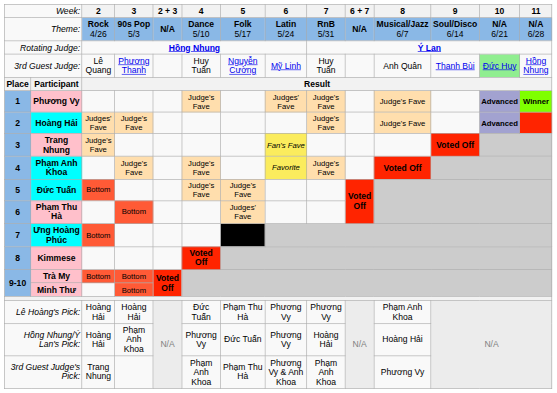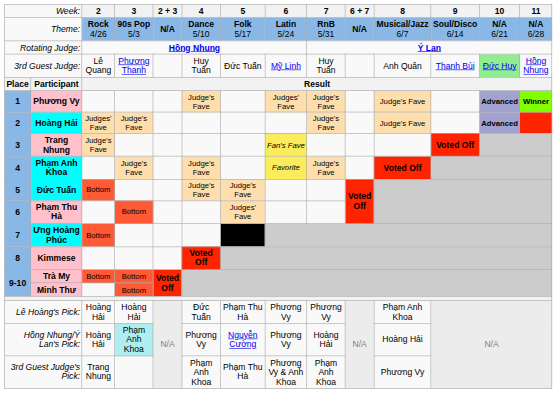(243, 65) Nguyễn Cường -> (243, 65) Đức Tuấn
(134, 339) no background -> (134, 339) paleturquoise background
(243, 339) Đức Tuấn -> (243, 339) Nguyễn Cường
